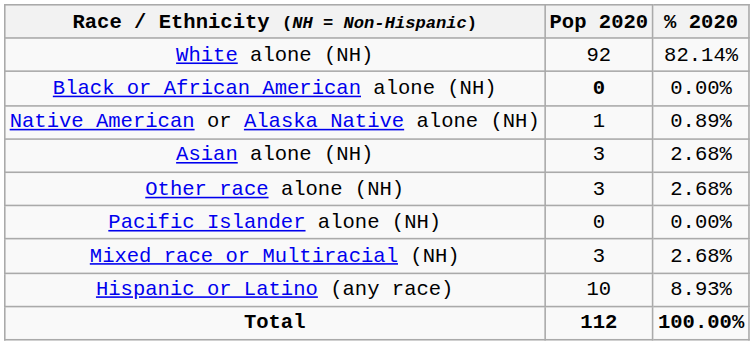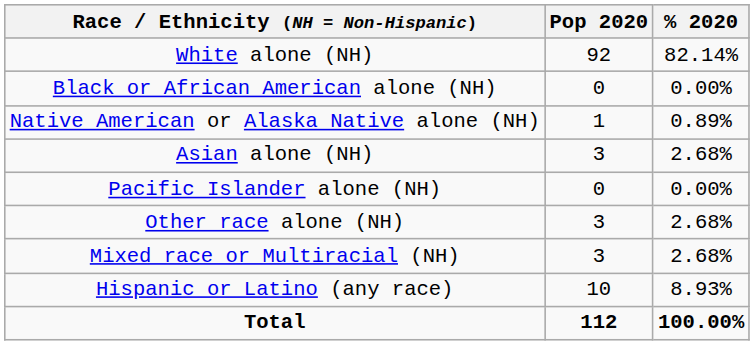(599, 88) bold -> (599, 88) normal
rows swapped: (275, 222) <-> (275, 189)
